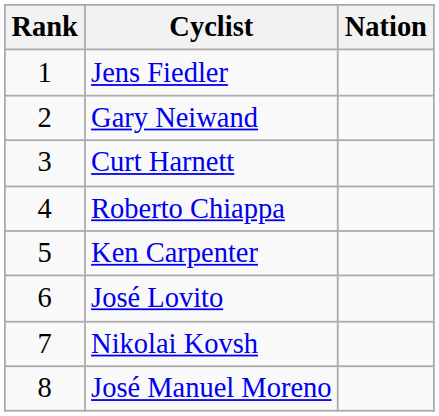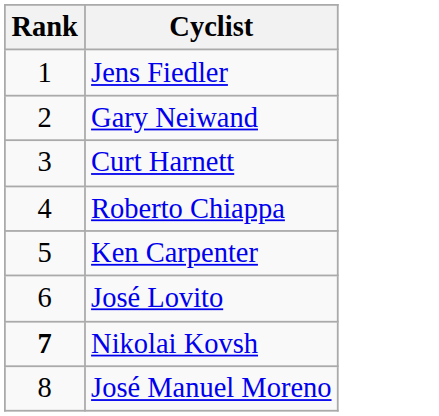- column: (386, 27)
(45, 343) normal -> (45, 343) bold
